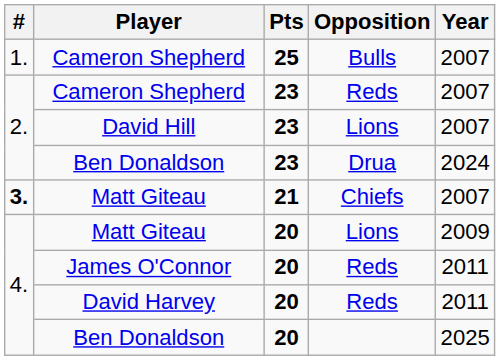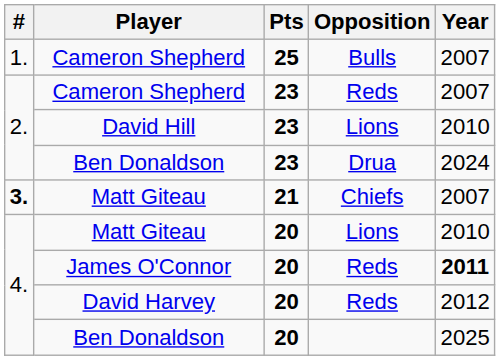(465, 127) 2007 -> (465, 127) 2010
(465, 232) 2009 -> (465, 232) 2010
(465, 267) normal -> (465, 267) bold
(465, 302) 2011 -> (465, 302) 2012
